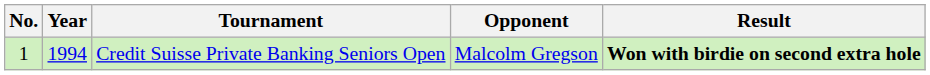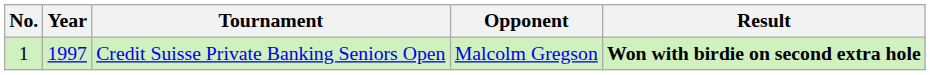(67, 53) 1994 -> (67, 53) 1997
